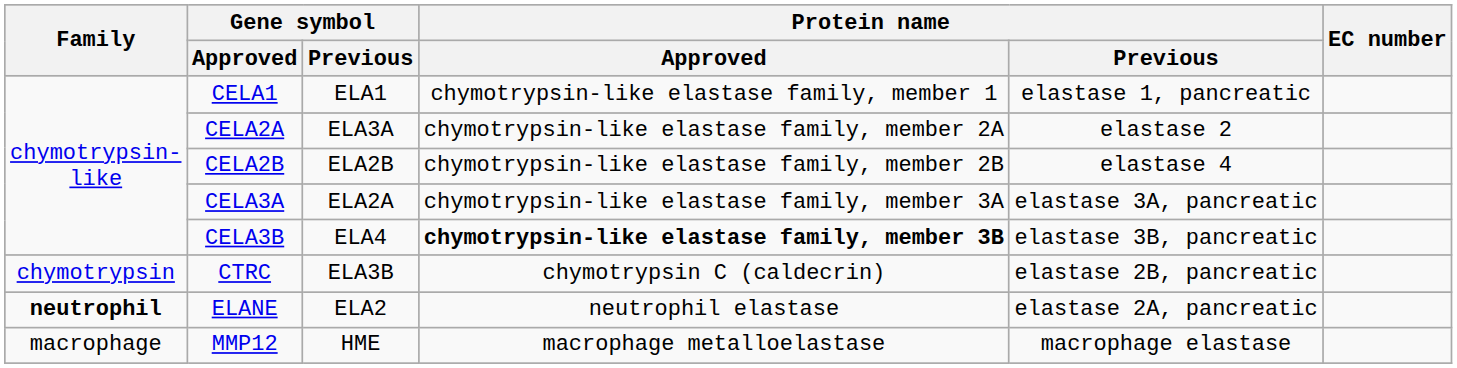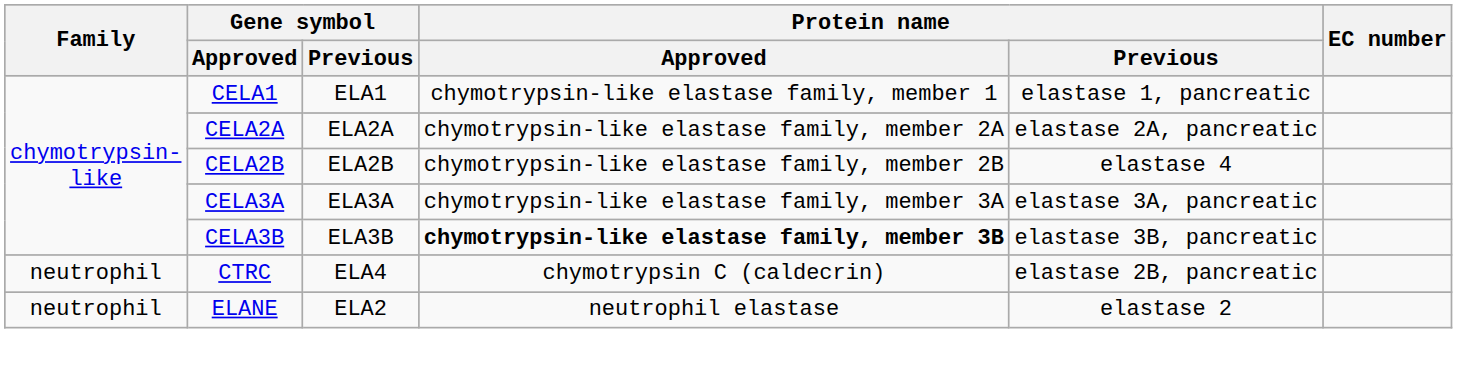(361, 130) ELA3A -> (361, 130) ELA2A
(1166, 130) elastase 2 -> (1166, 130) elastase 2A, pancreatic
(361, 202) ELA2A -> (361, 202) ELA3A
(361, 238) ELA4 -> (361, 238) ELA3B
(96, 273) chymotrypsin -> (96, 273) neutrophil
(361, 273) ELA3B -> (361, 273) ELA4
(96, 309) bold -> (96, 309) normal
(1166, 309) elastase 2A, pancreatic -> (1166, 309) elastase 2
- row: (245, 345)
